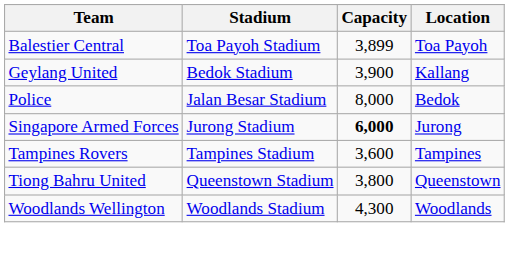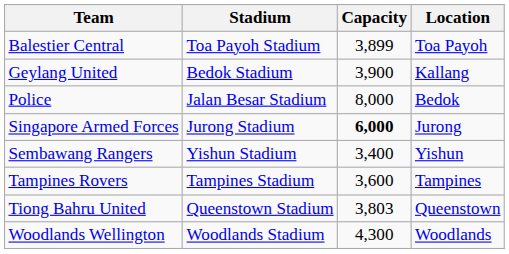+ row: (81, 153)
(374, 180) 3,800 -> (374, 208) 3,803
